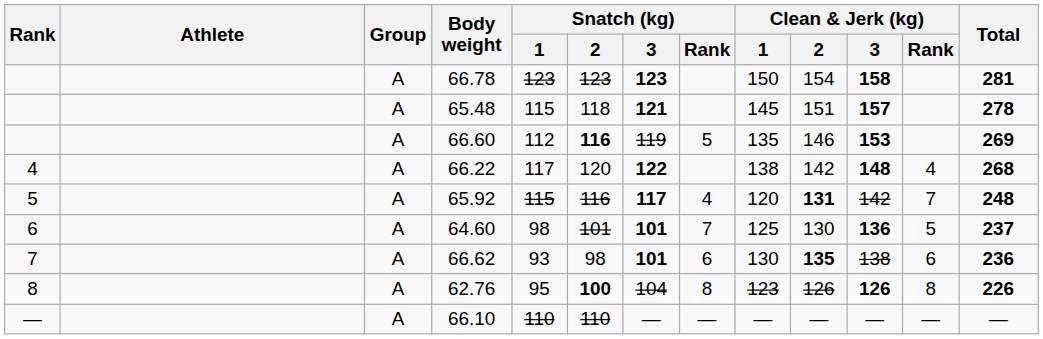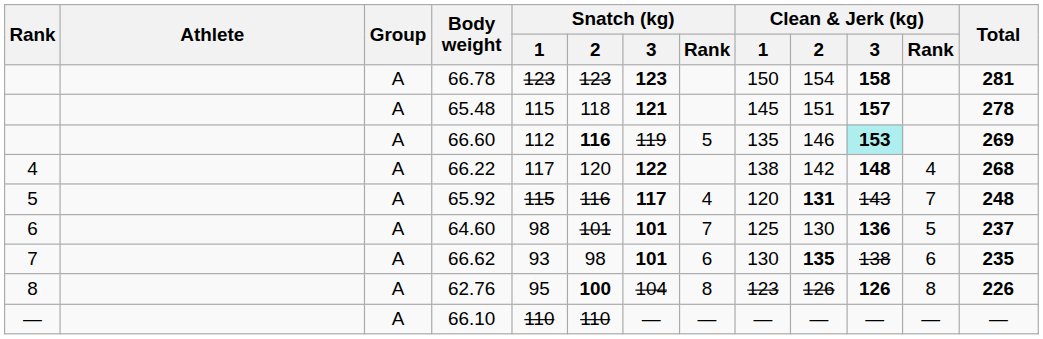(875, 139) no background -> (875, 139) paleturquoise background
(875, 199) 142 -> (875, 199) 143
(998, 259) 236 -> (998, 259) 235
